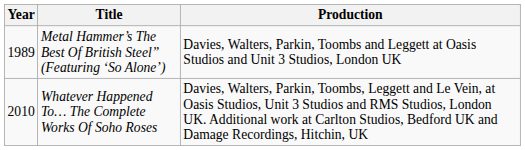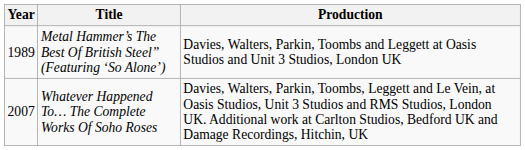(21, 111) 2010 -> (21, 111) 2007
